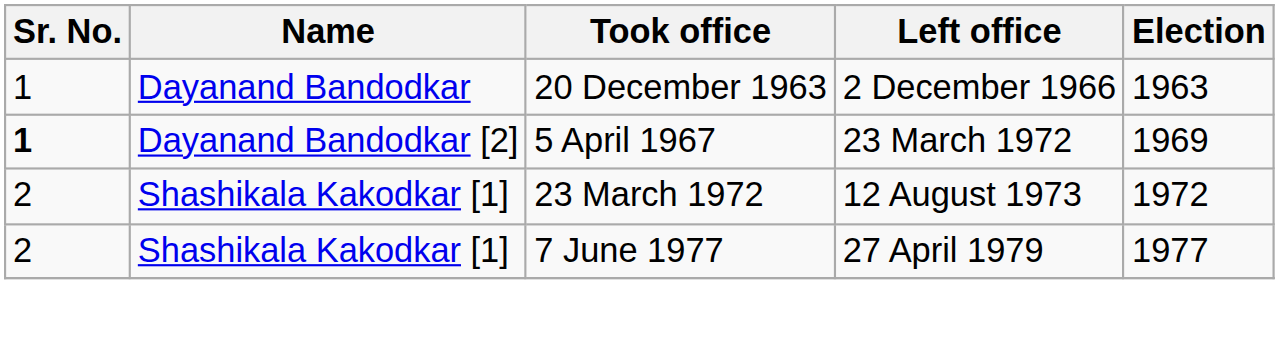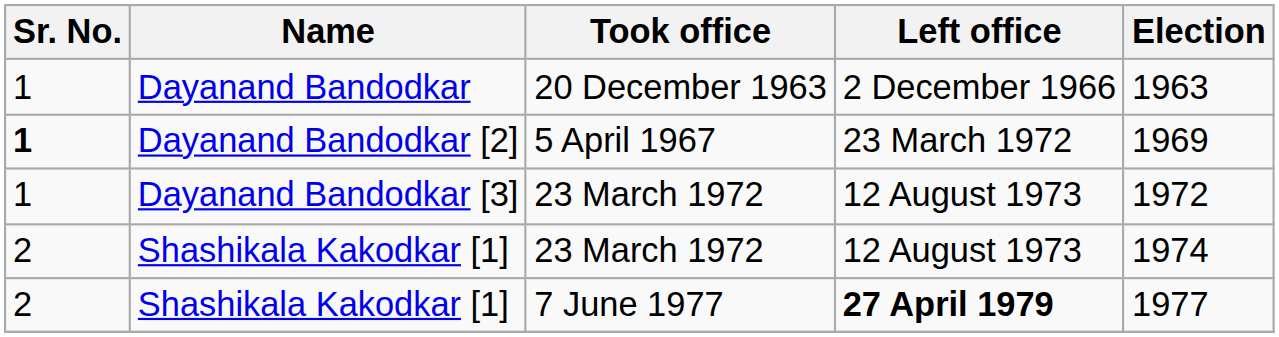+ row: (328, 195)
(1170, 195) 1972 -> (1170, 250) 1974
(943, 250) normal -> (948, 304) bold
